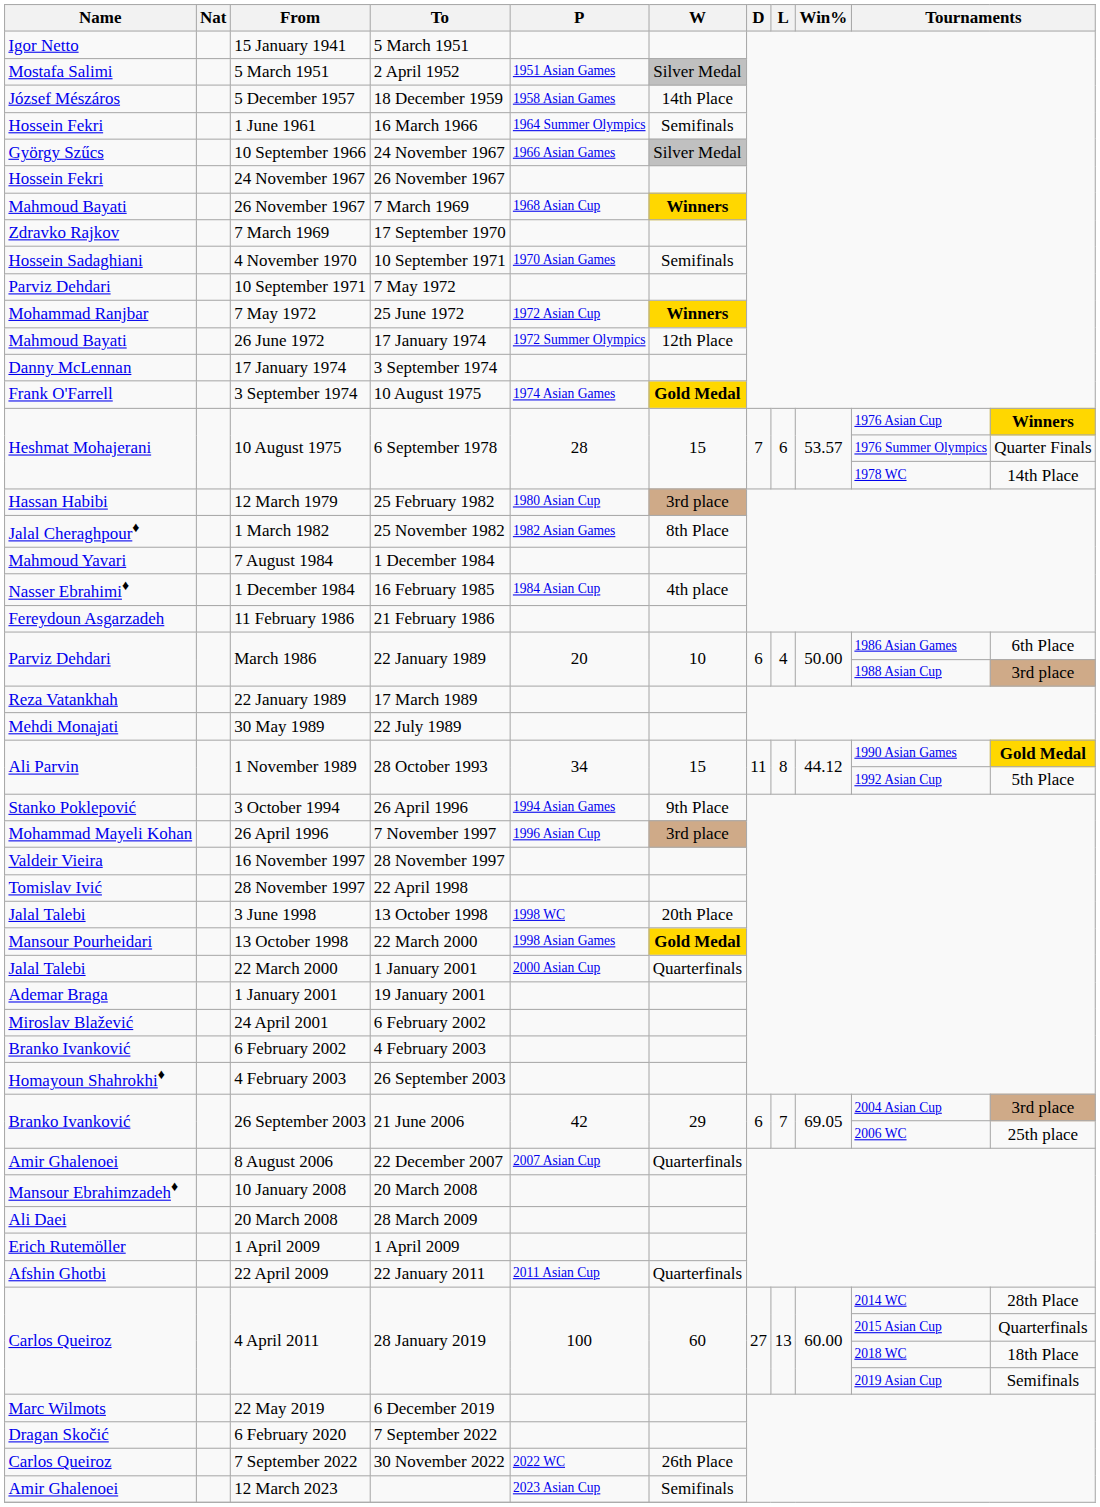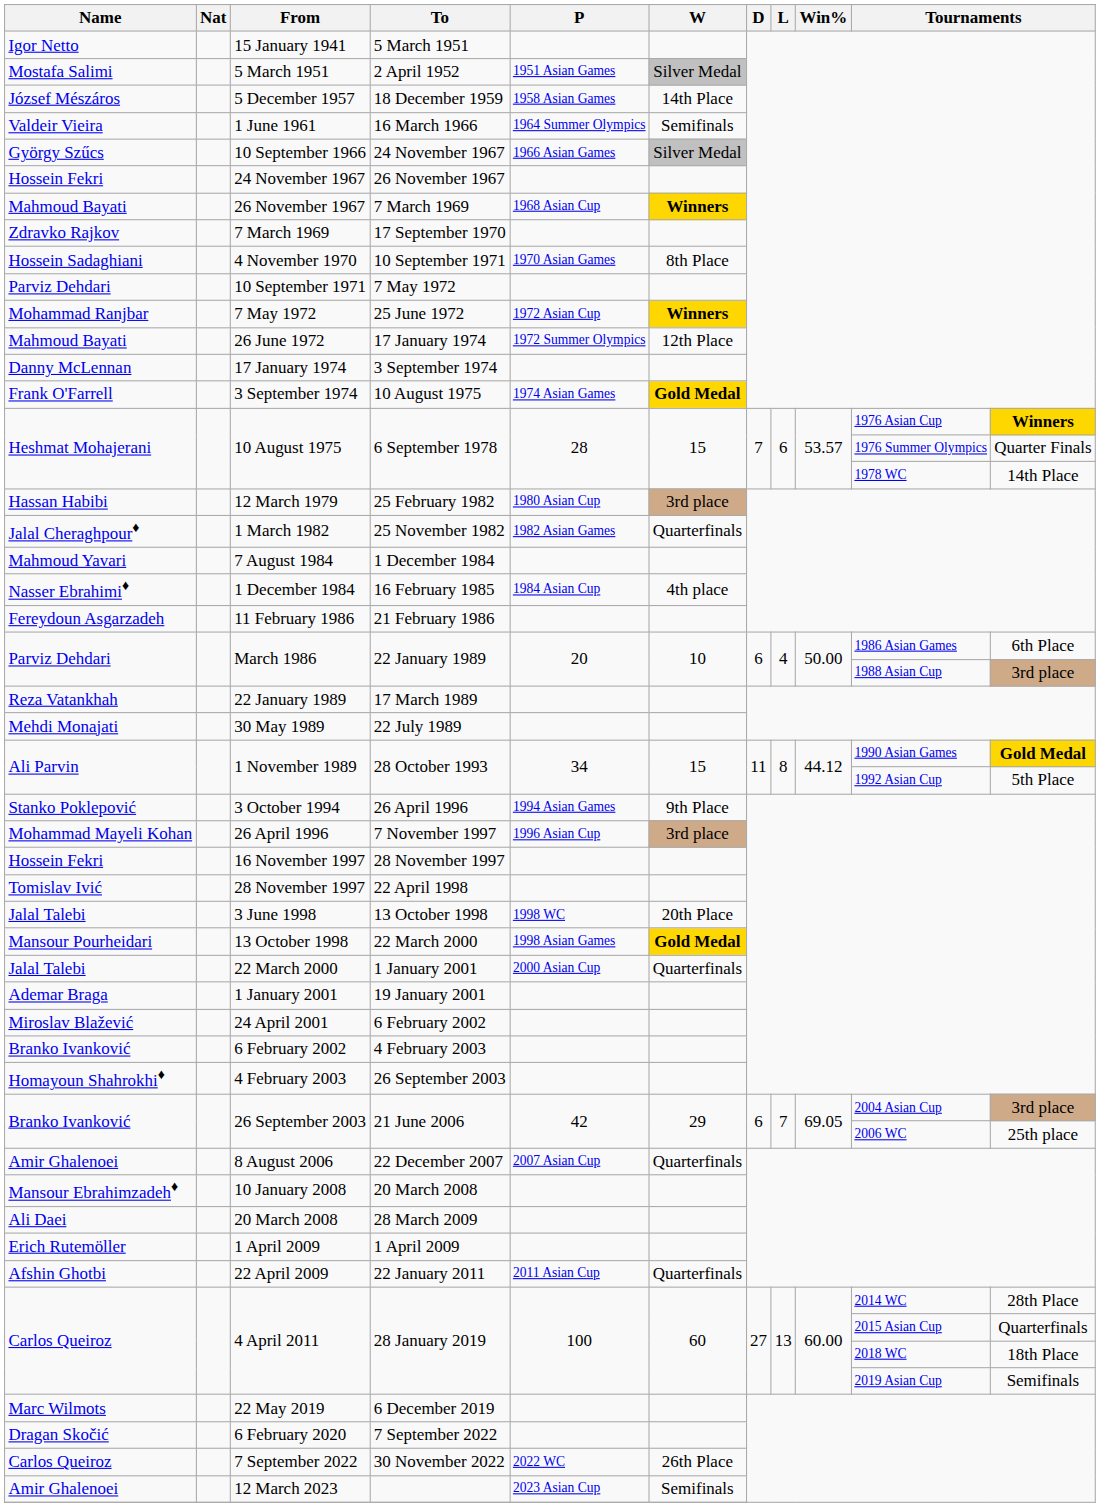(56, 125) Hossein Fekri -> (56, 125) Valdeir Vieira
(697, 260) Semifinals -> (697, 260) 8th Place
(697, 531) 8th Place -> (697, 531) Quarterfinals
(56, 860) Valdeir Vieira -> (56, 860) Hossein Fekri
